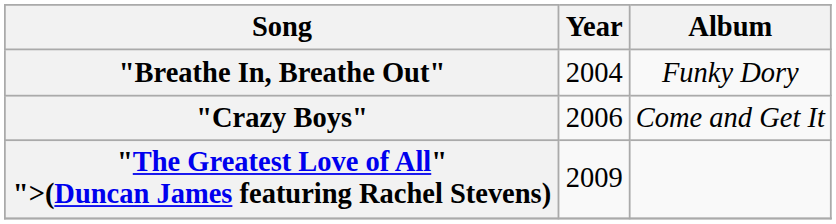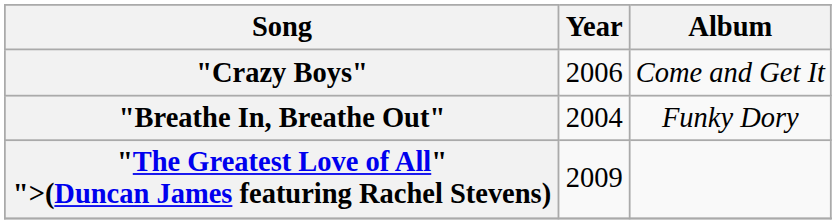rows swapped: (282, 72) <-> (282, 117)
